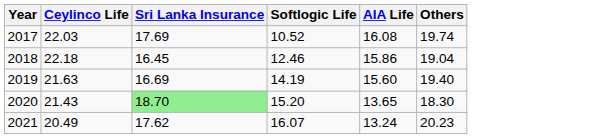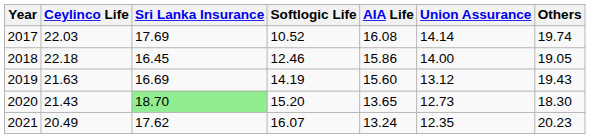+ column: (476, 15)
(437, 58) 19.04 -> (555, 58) 19.05
(437, 79) 19.40 -> (555, 79) 19.43
